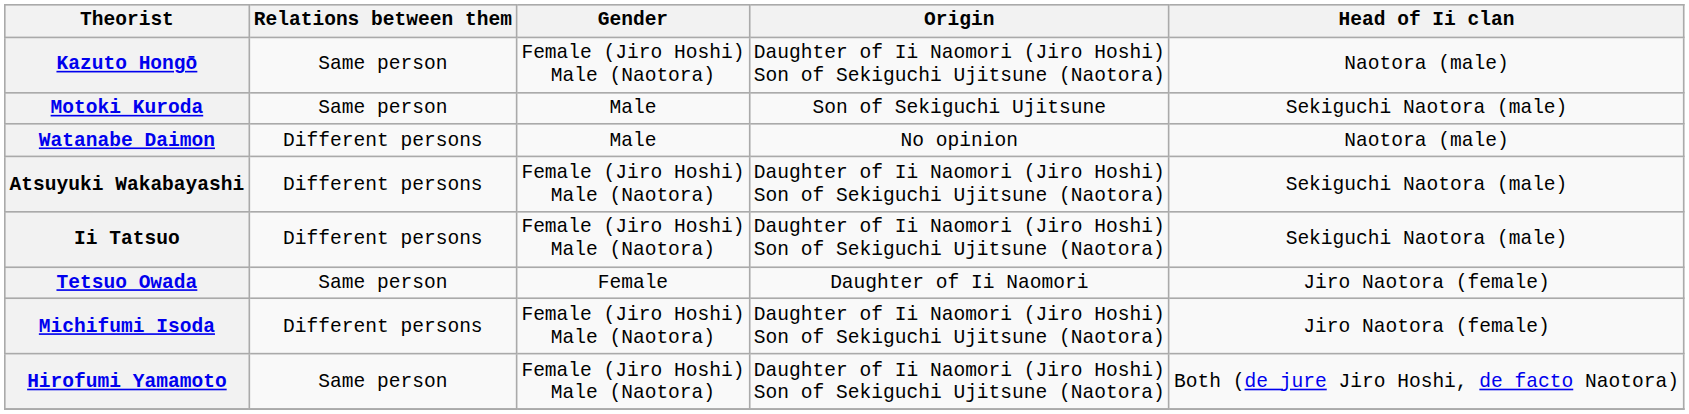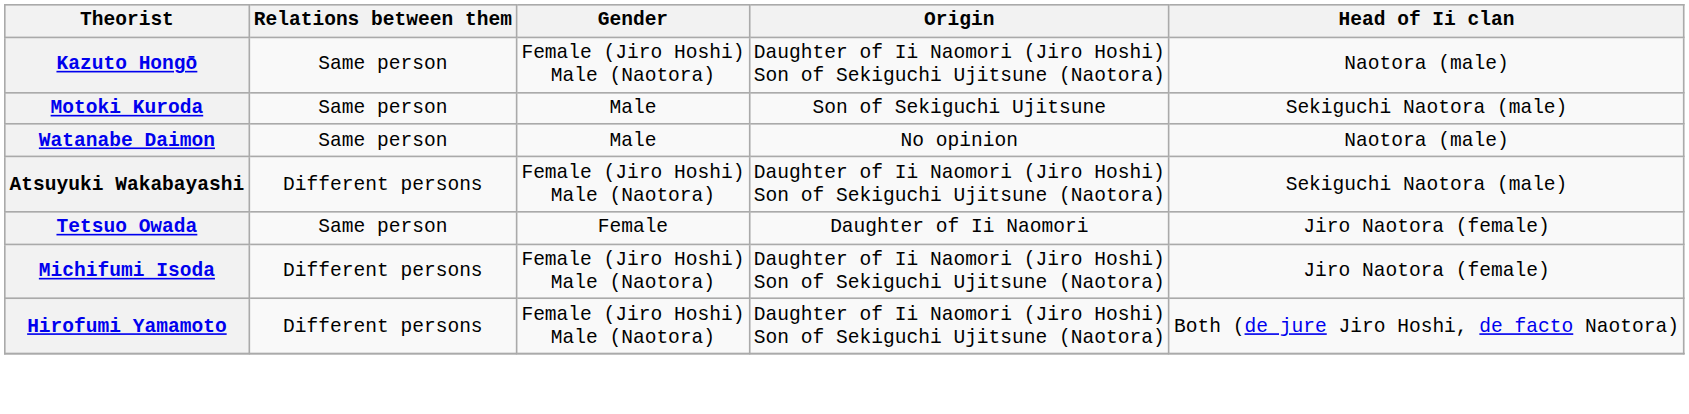(383, 140) Different persons -> (383, 140) Same person
- row: (127, 239)
(383, 382) Same person -> (383, 327) Different persons
